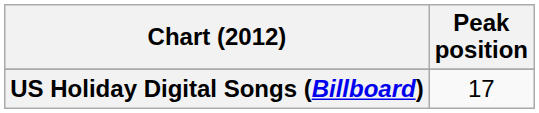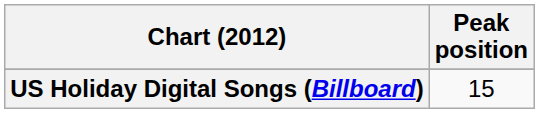(481, 88) 17 -> (481, 88) 15
